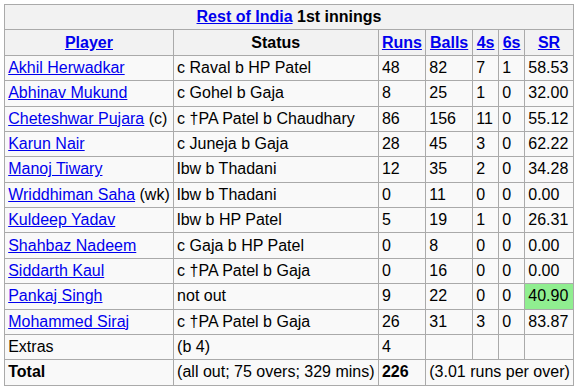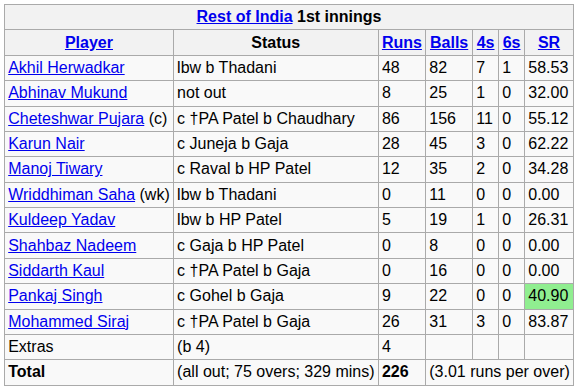(244, 67) c Raval b HP Patel -> (227, 67) lbw b Thadani
(230, 93) c Gohel b Gaja -> (202, 93) not out
(227, 169) lbw b Thadani -> (244, 169) c Raval b HP Patel
(202, 296) not out -> (230, 296) c Gohel b Gaja
